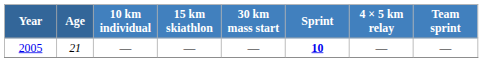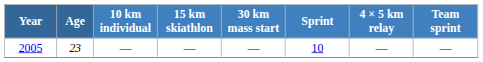(75, 48) 21 -> (75, 48) 23
(317, 48) bold -> (317, 48) normal
